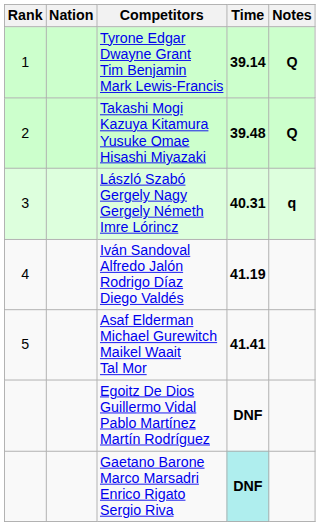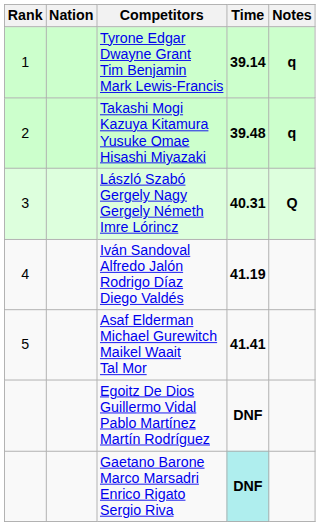(292, 62) Q -> (292, 62) q
(292, 133) Q -> (292, 133) q
(292, 203) q -> (292, 203) Q
